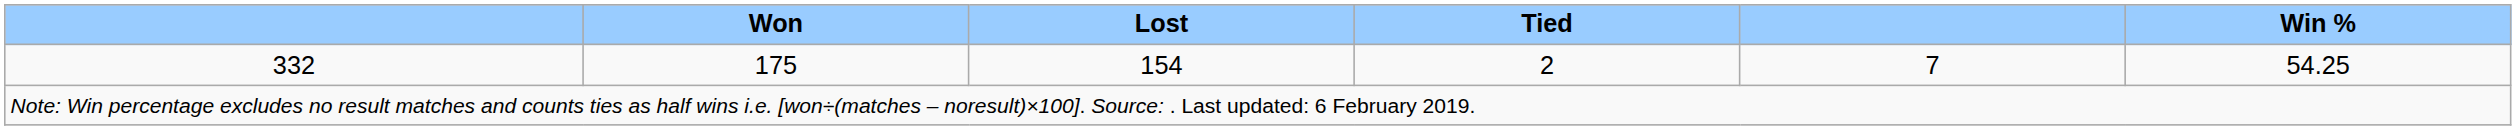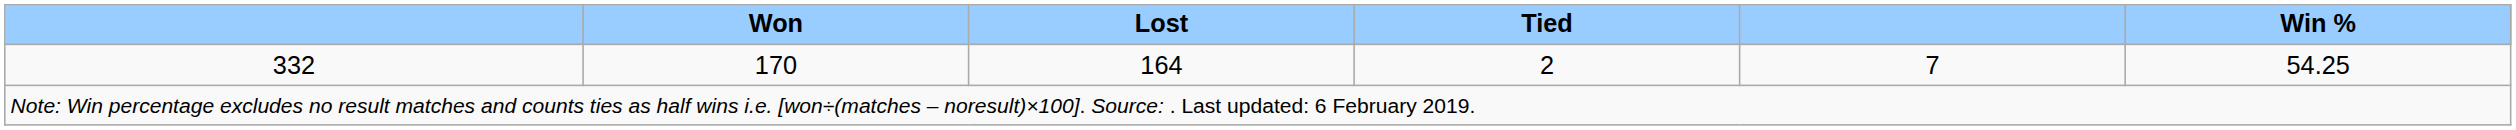(776, 64) 175 -> (776, 64) 170
(1161, 64) 154 -> (1161, 64) 164
